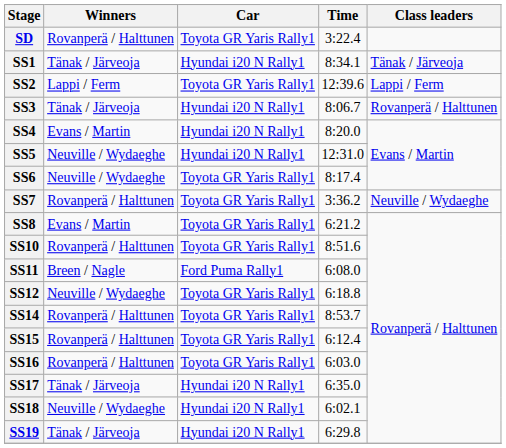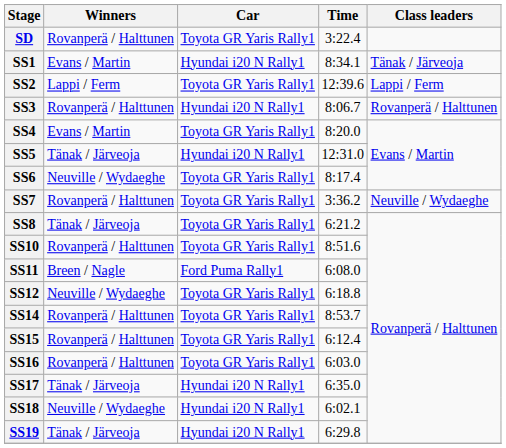(93, 61) Tänak / Järveoja -> (89, 61) Evans / Martin
(93, 108) Tänak / Järveoja -> (111, 108) Rovanperä / Halttunen
(243, 131) Hyundai i20 N Rally1 -> (248, 131) Toyota GR Yaris Rally1
(106, 154) Neuville / Wydaeghe -> (93, 154) Tänak / Järveoja
(89, 223) Evans / Martin -> (93, 223) Tänak / Järveoja
